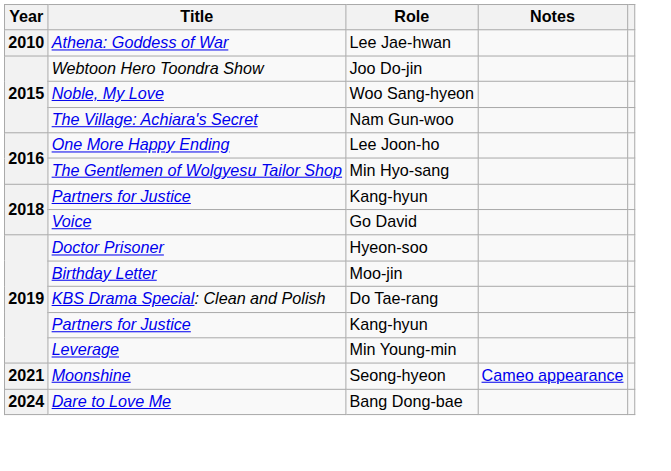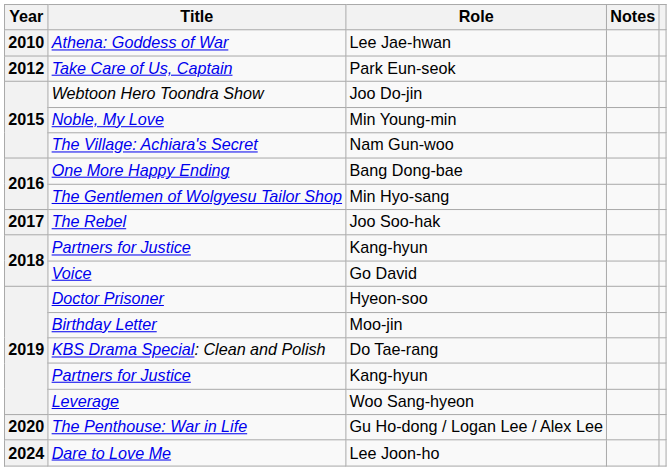+ row: (26, 68)
(412, 94) Woo Sang-hyeon -> (403, 119) Min Young-min
(394, 145) Lee Joon-ho -> (406, 171) Bang Dong-bae
+ row: (26, 222)
(403, 350) Min Young-min -> (412, 401) Woo Sang-hyeon
+ row: (26, 427)
- row: (26, 376)
(406, 401) Bang Dong-bae -> (394, 453) Lee Joon-ho
